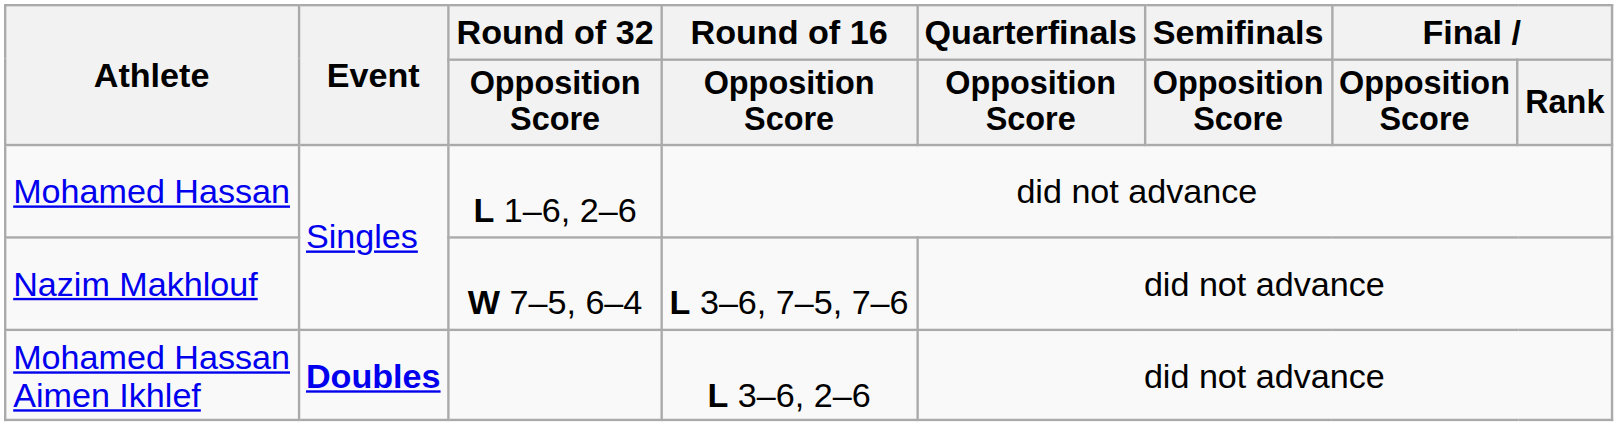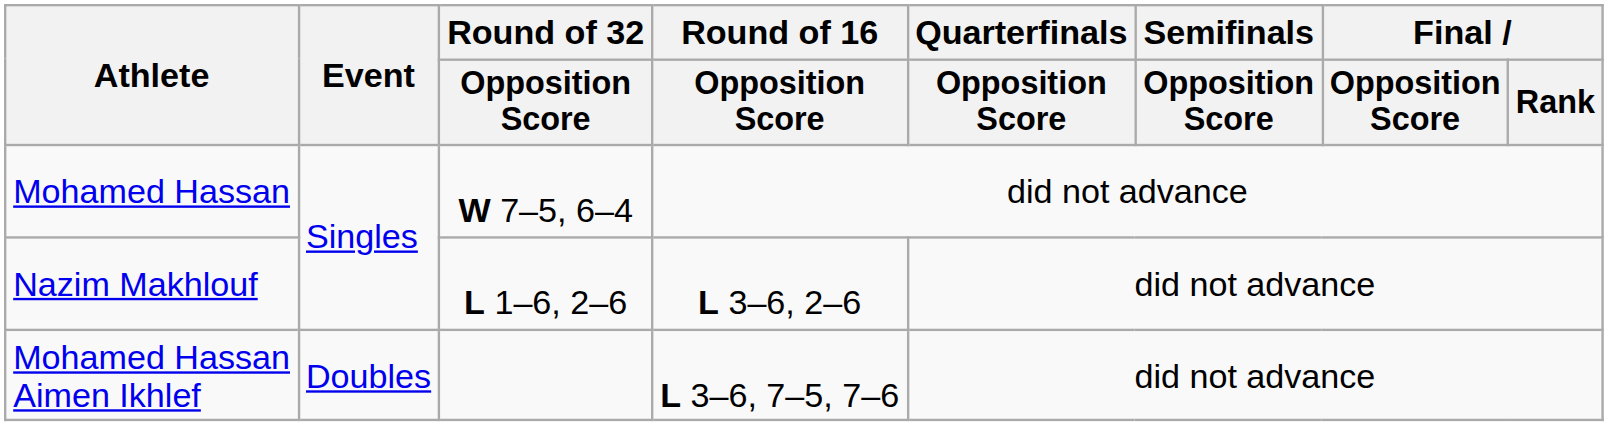(555, 211) L 1–6, 2–6 -> (546, 211) W 7–5, 6–4
(555, 303) W 7–5, 6–4 -> (546, 303) L 1–6, 2–6
(789, 303) L 3–6, 7–5, 7–6 -> (780, 303) L 3–6, 2–6
(373, 376) bold -> (369, 376) normal
(789, 394) L 3–6, 2–6 -> (780, 394) L 3–6, 7–5, 7–6
